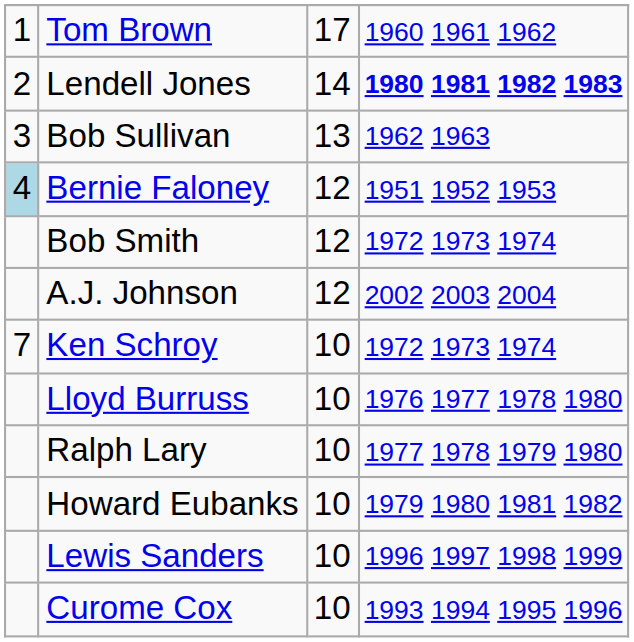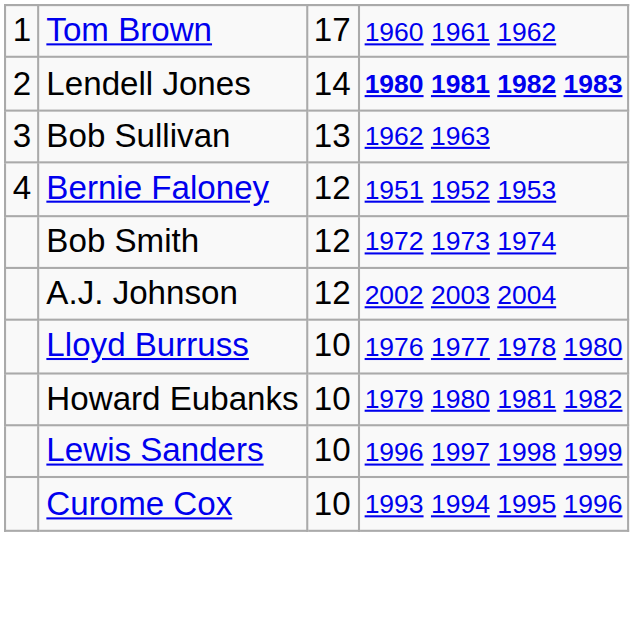(22, 188) lightblue background -> (22, 188) no background
- row: (132, 345)
- row: (126, 450)
